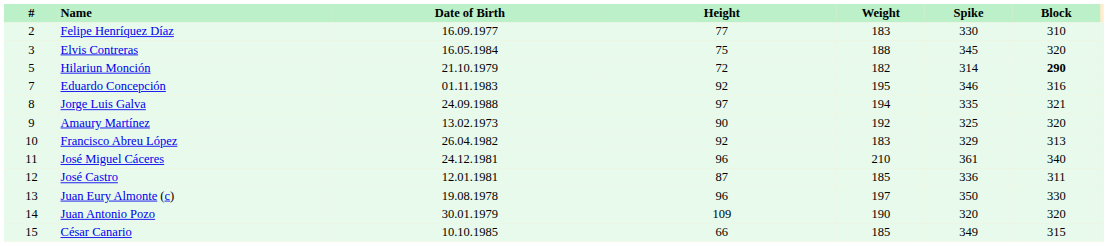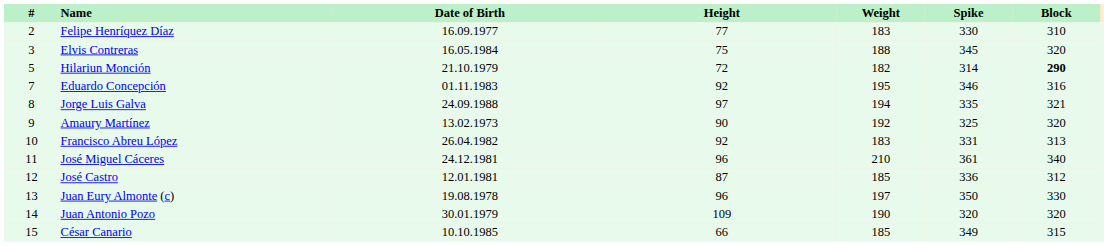(969, 141) 329 -> (969, 141) 331
(1056, 177) 311 -> (1056, 177) 312
